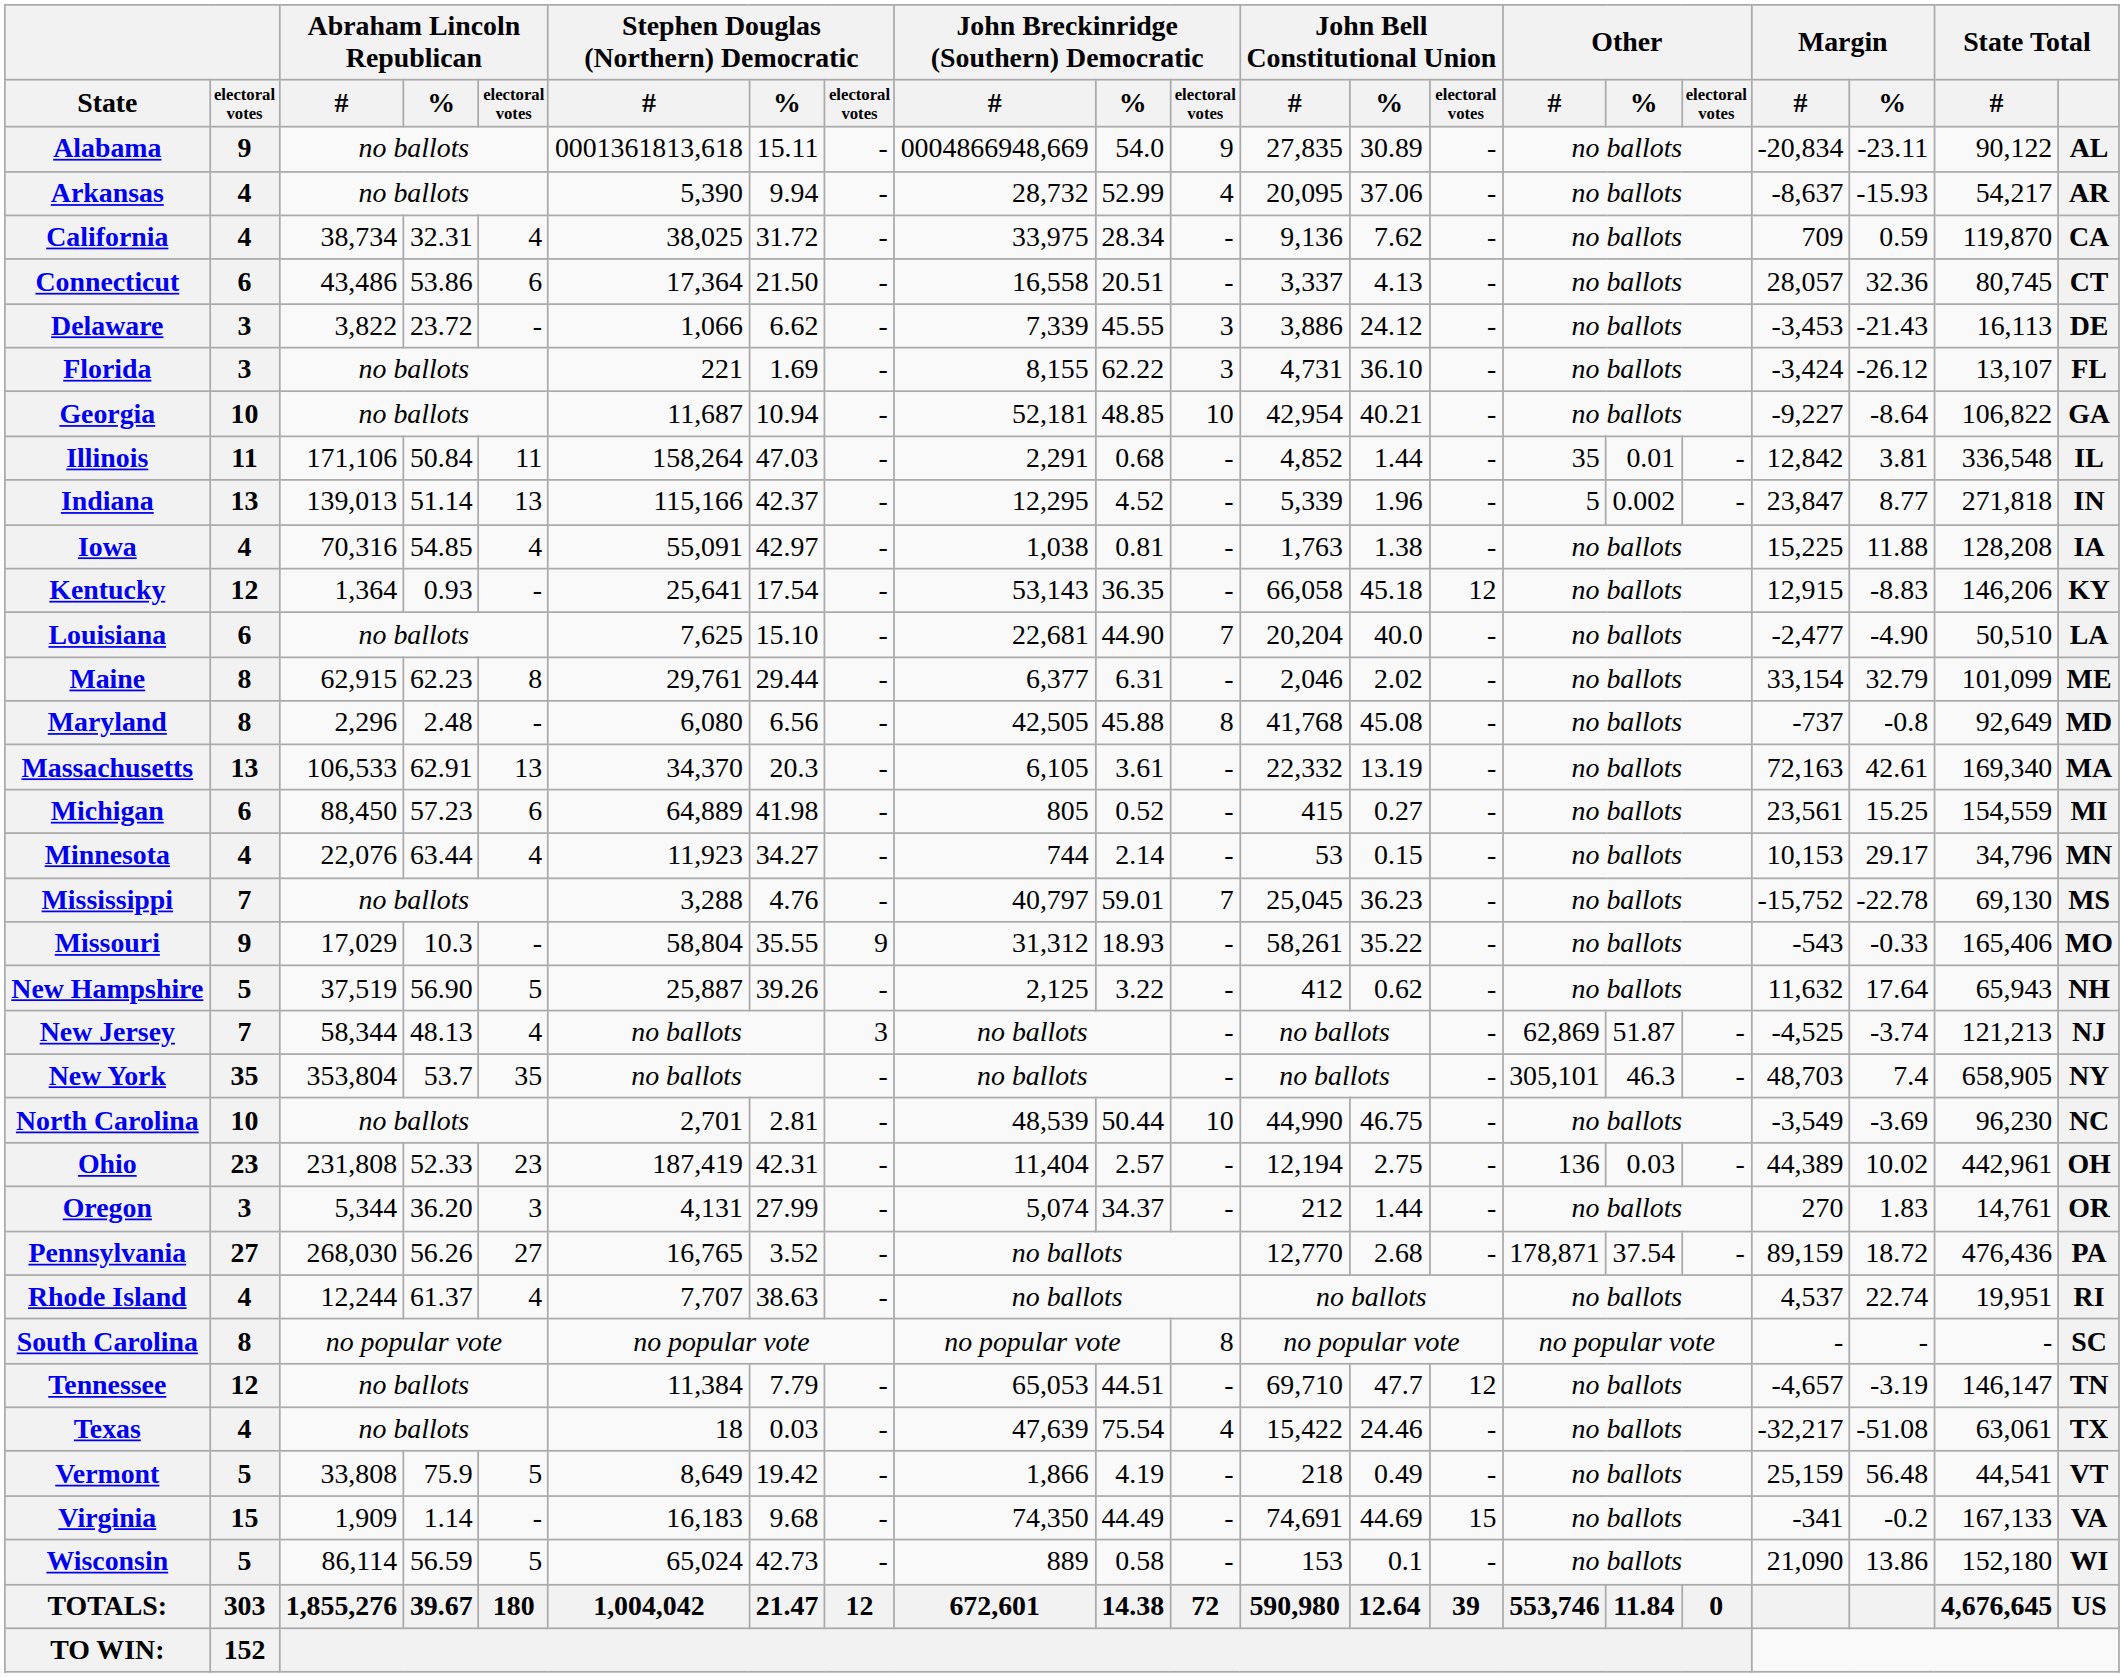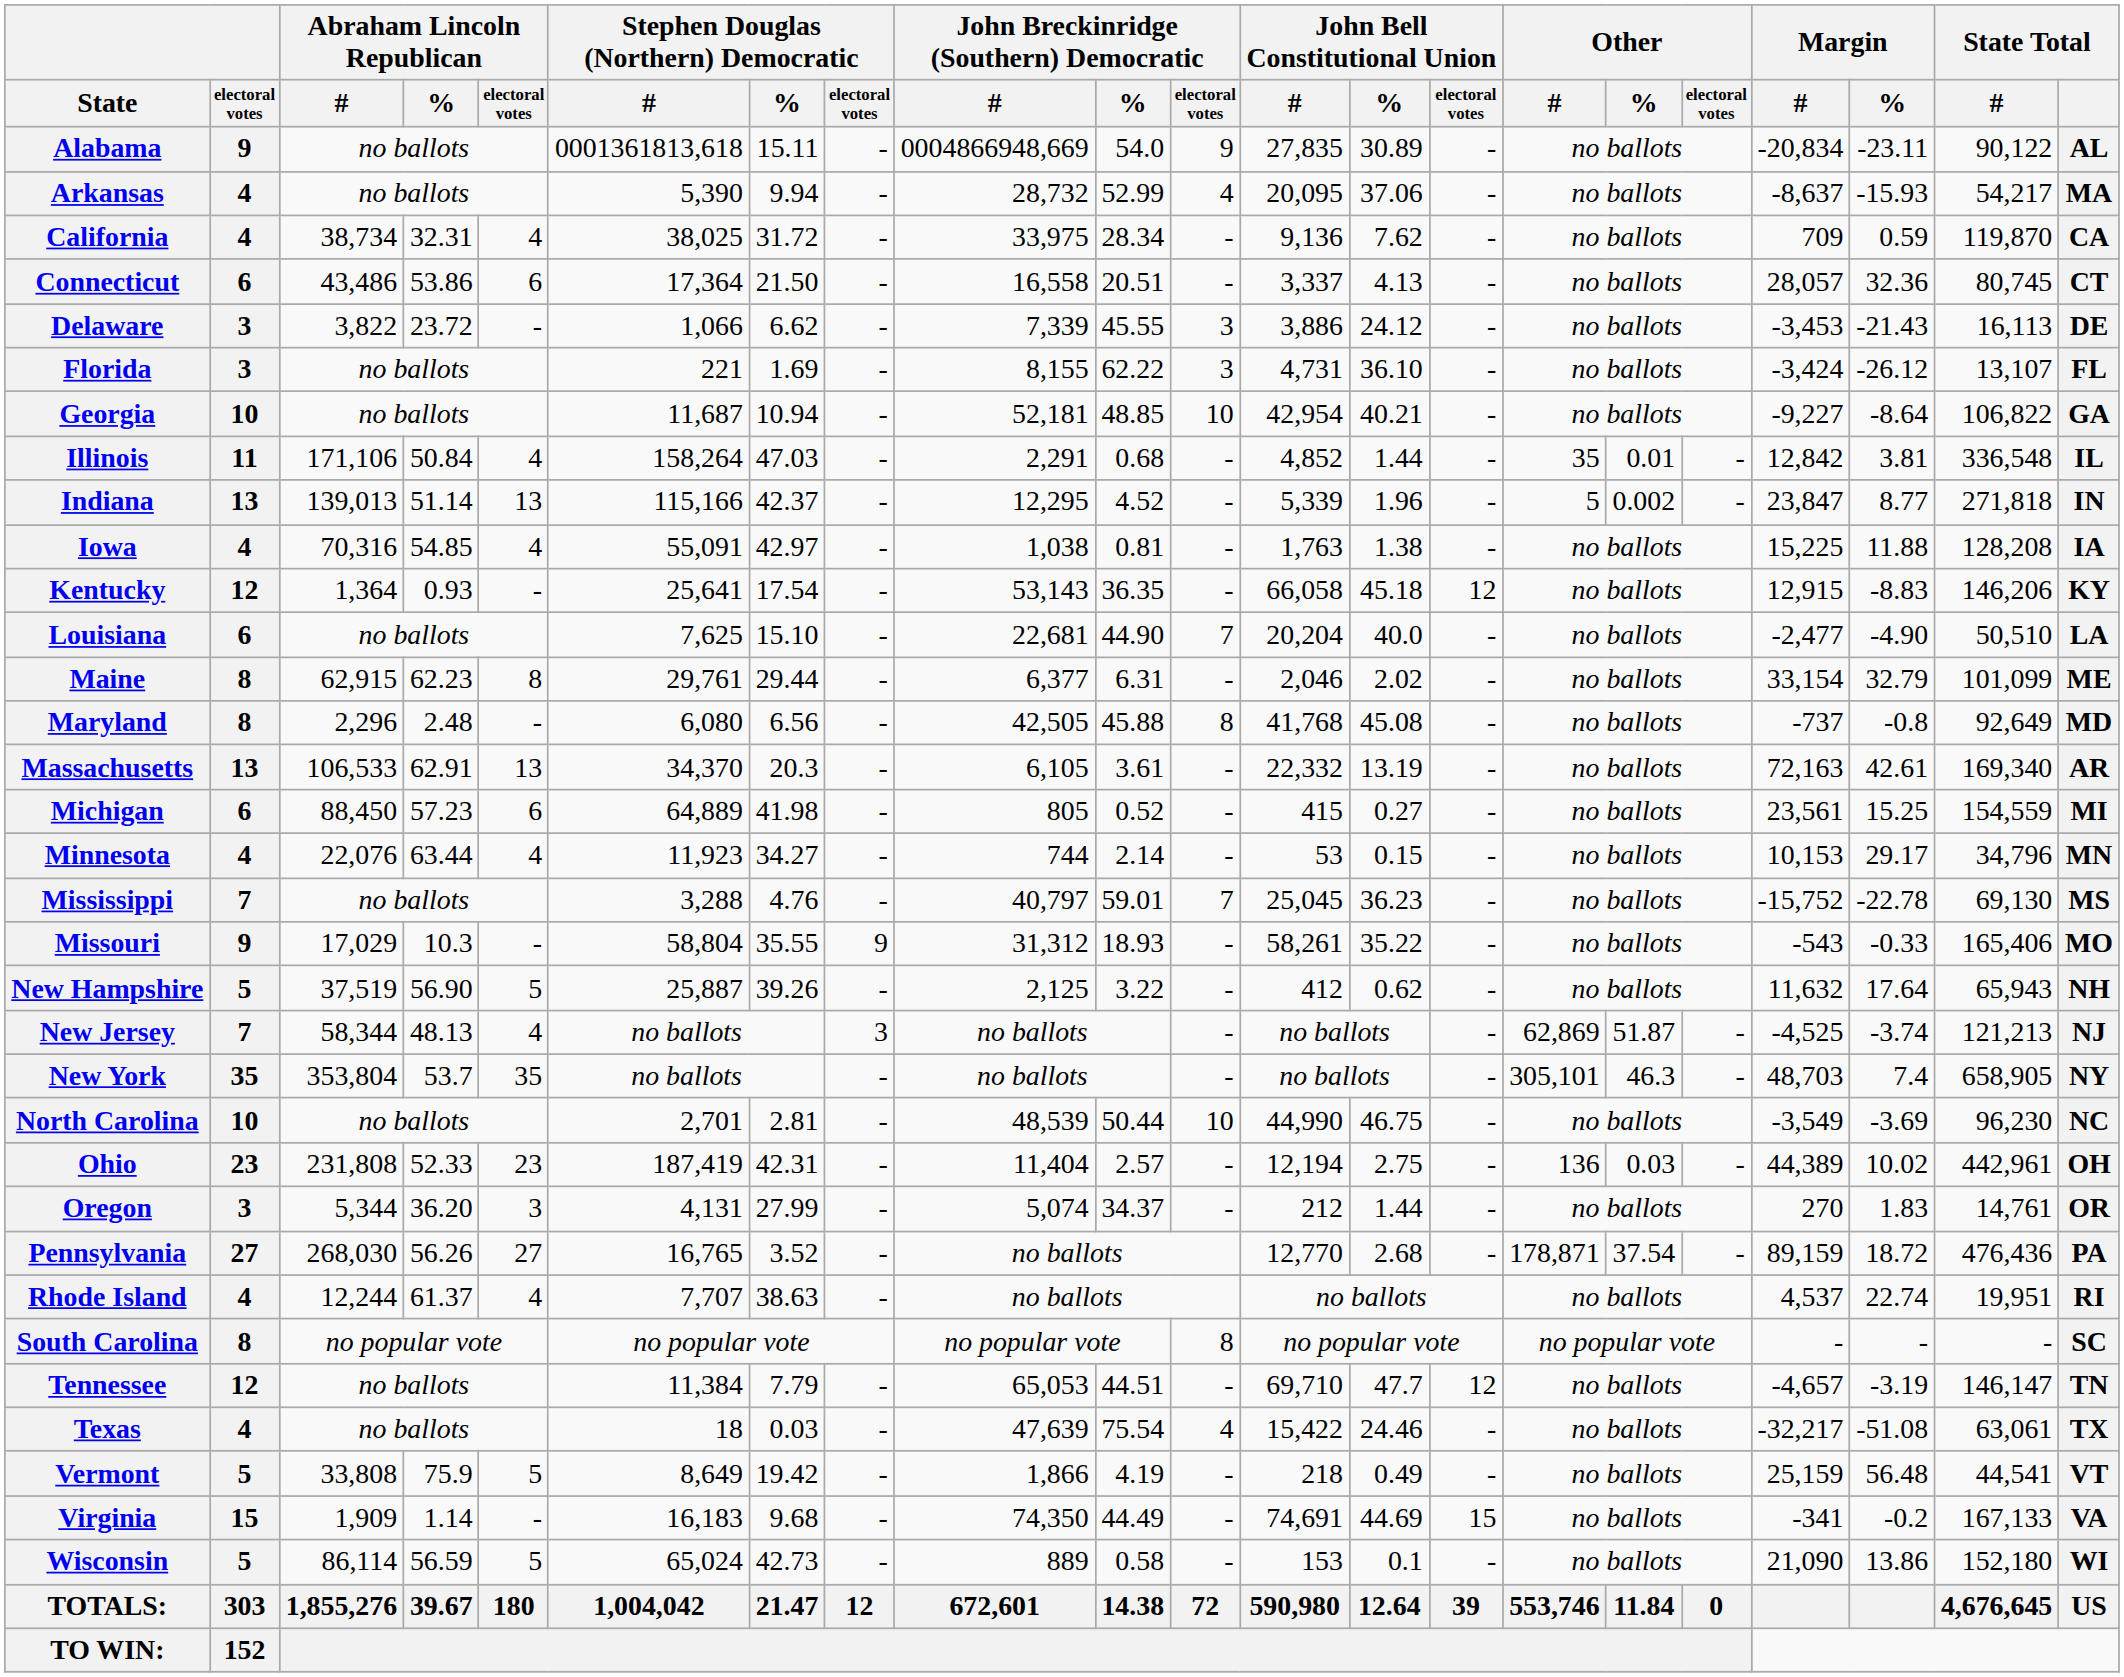(2089, 192) AR -> (2089, 192) MA
(529, 457) 11 -> (535, 457) 4
(2089, 766) MA -> (2089, 766) AR
